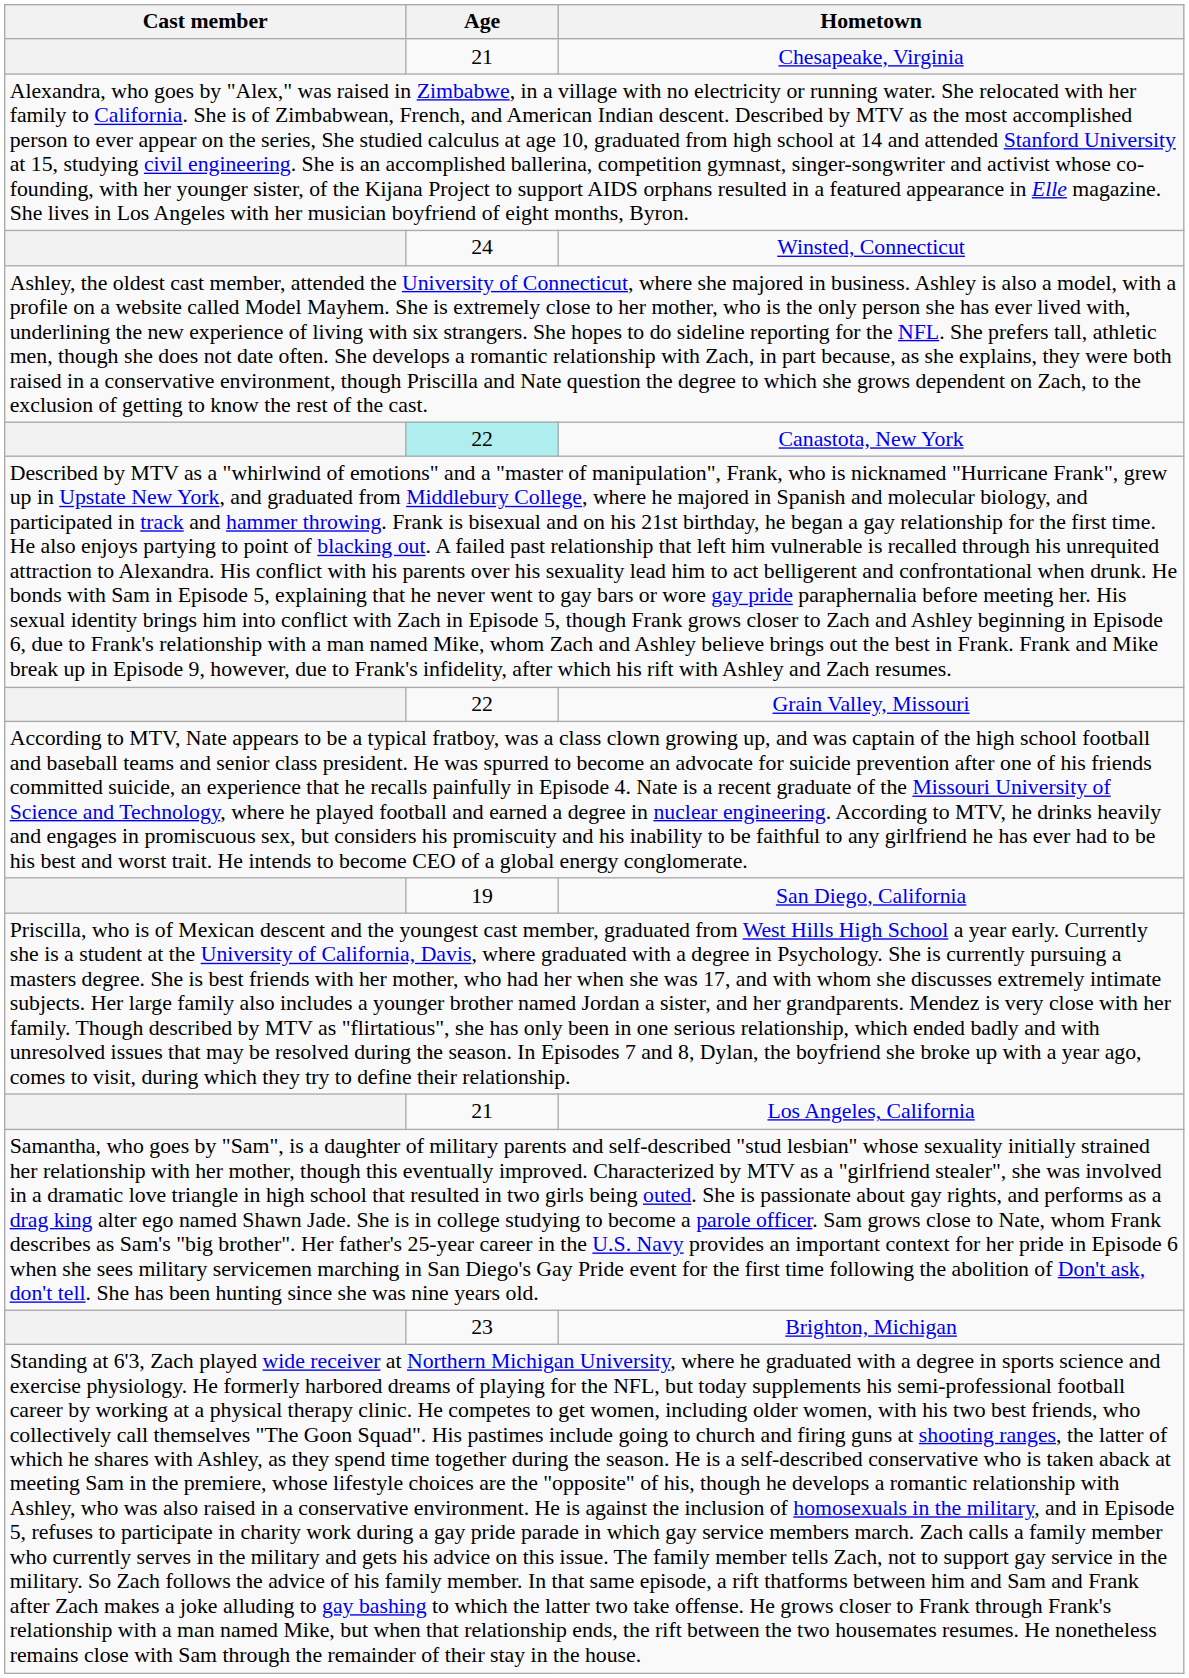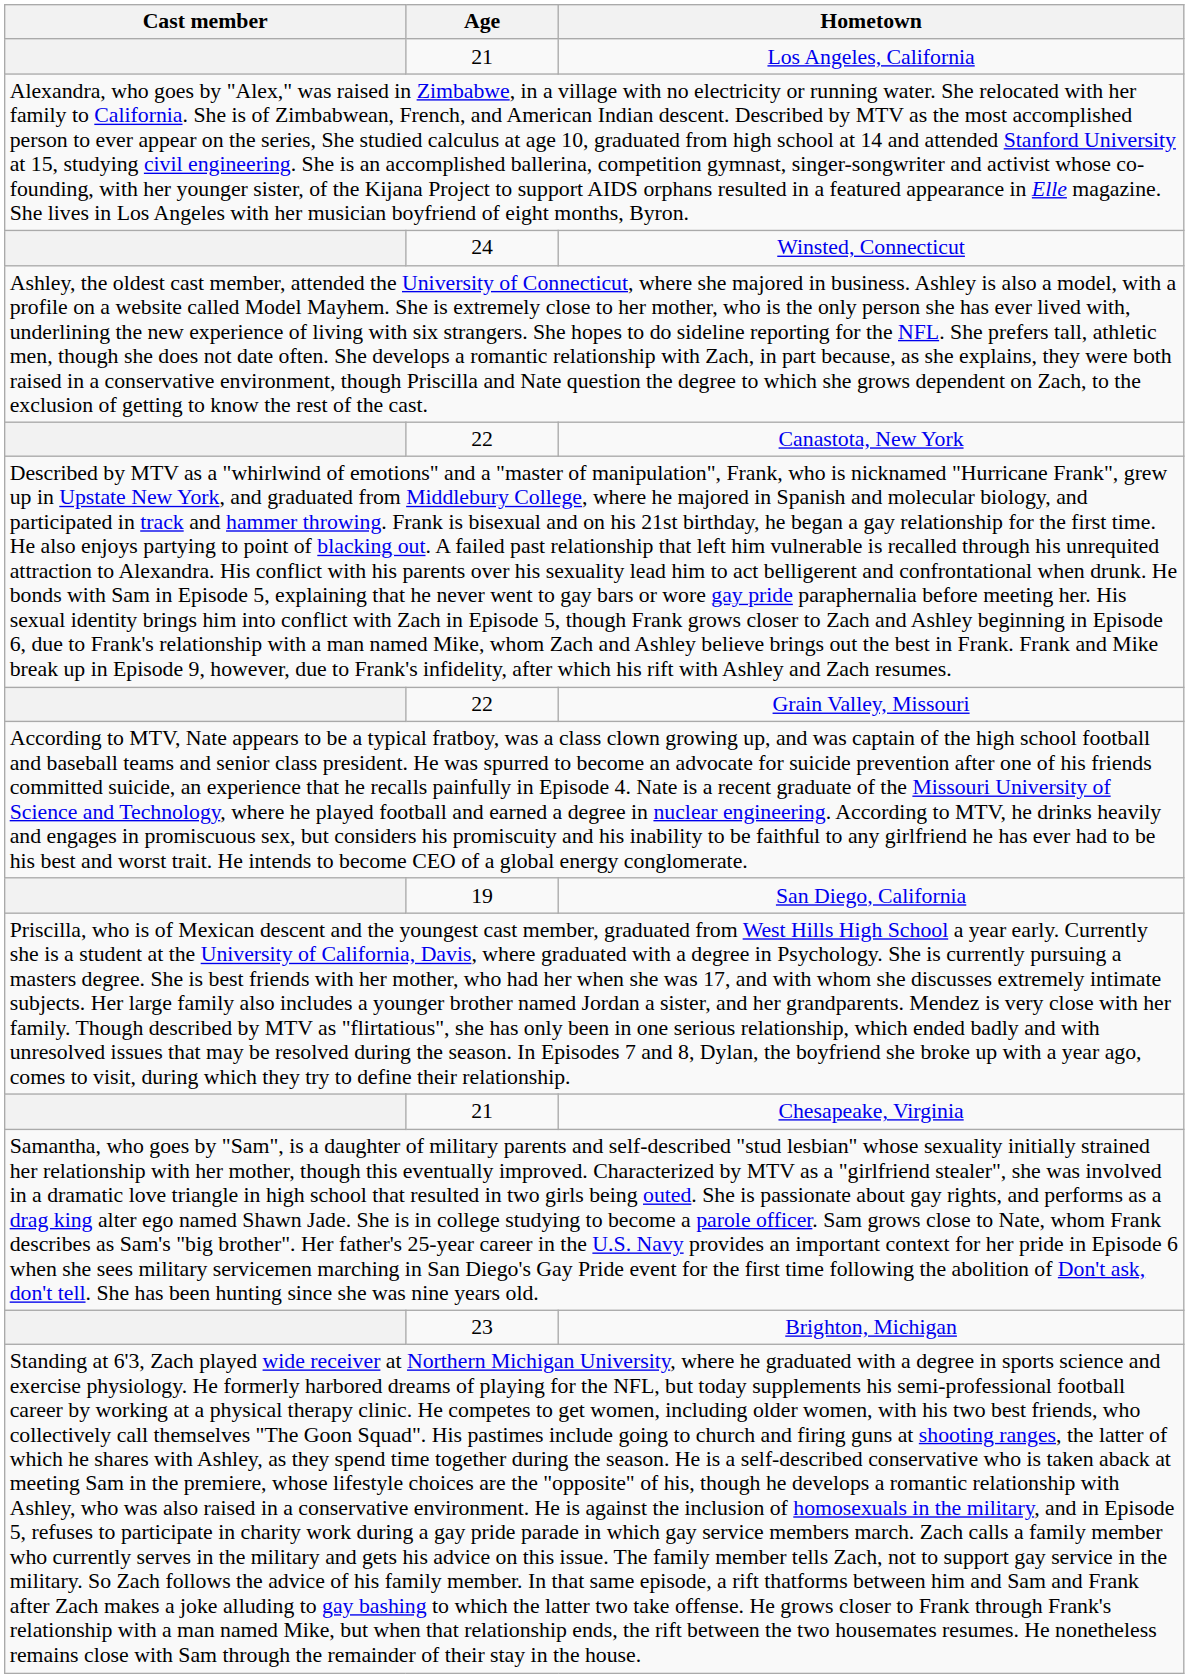rows swapped: (871, 1111) <-> (871, 56)
(482, 439) paleturquoise background -> (482, 439) no background
